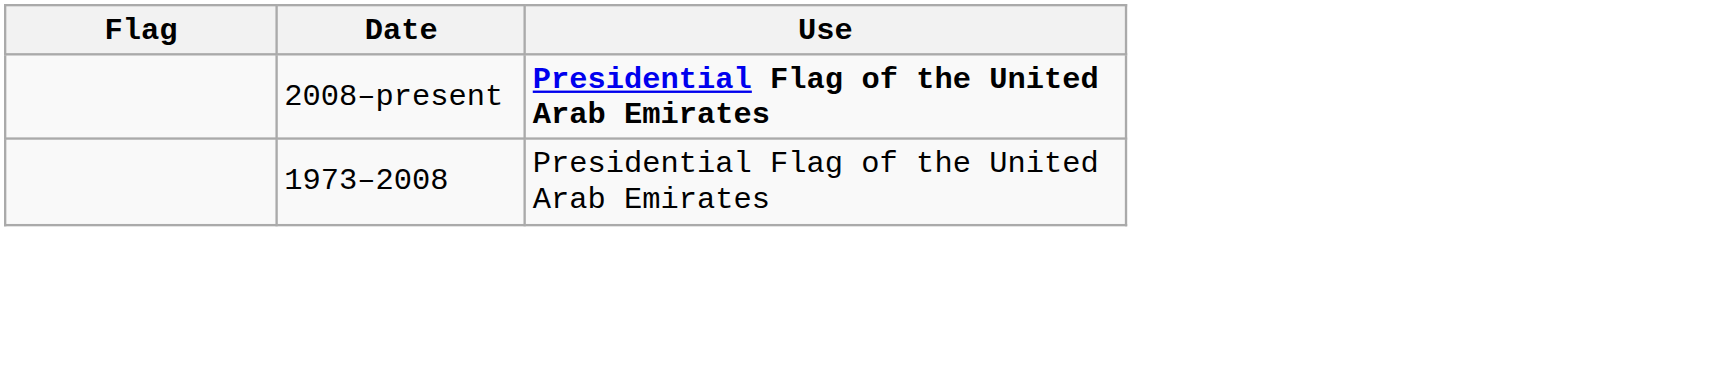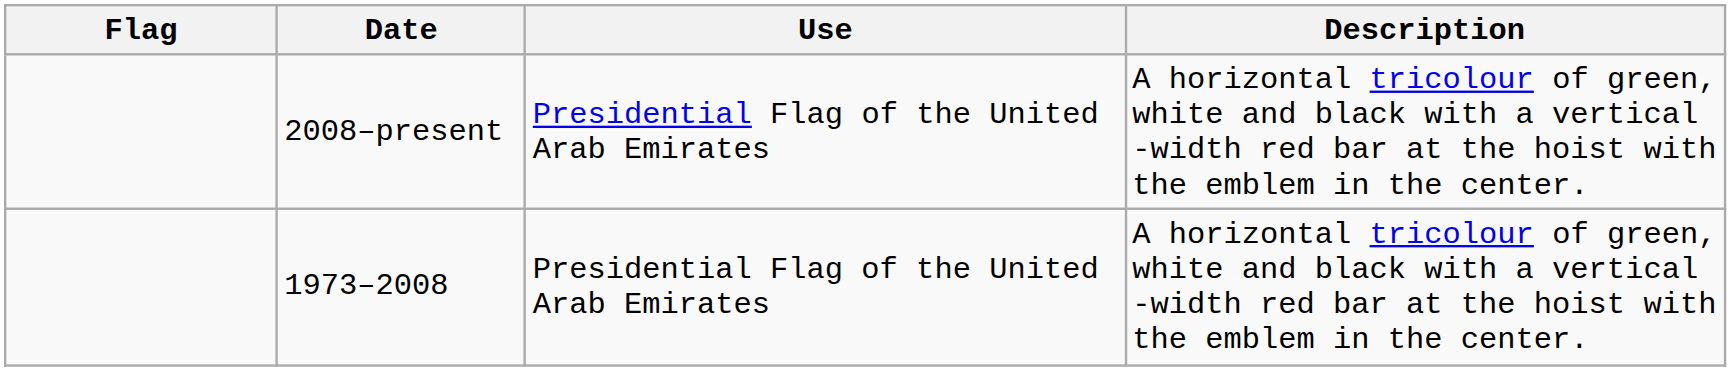+ column: (1425, 30)
(816, 97) bold -> (816, 132) normal
